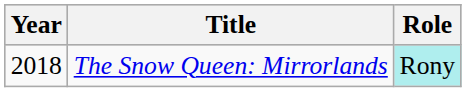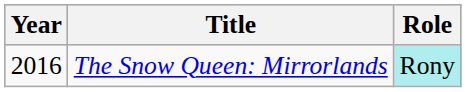(36, 65) 2018 -> (36, 65) 2016
